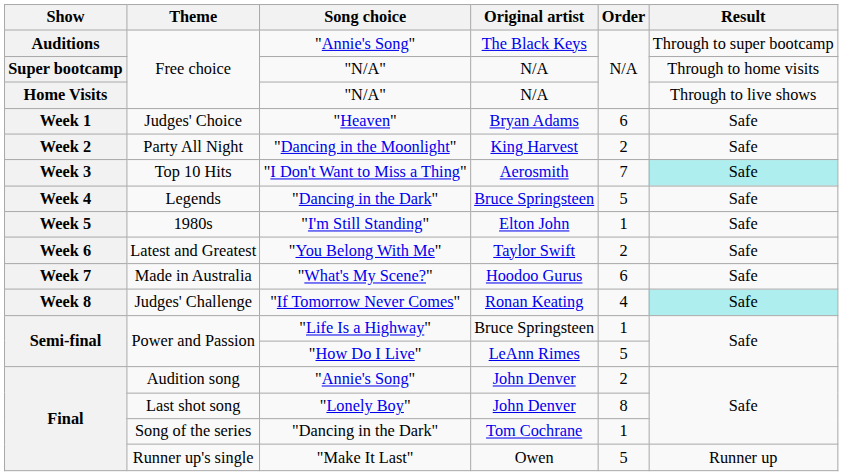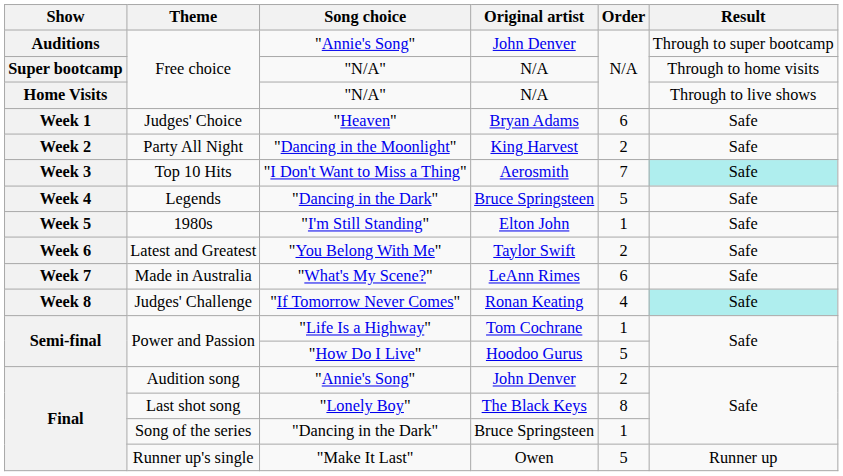(534, 43) The Black Keys -> (534, 43) John Denver
(534, 276) Hoodoo Gurus -> (534, 276) LeAnn Rimes
(534, 328) Bruce Springsteen -> (534, 328) Tom Cochrane
(534, 353) LeAnn Rimes -> (534, 353) Hoodoo Gurus
(534, 405) John Denver -> (534, 405) The Black Keys
(534, 431) Tom Cochrane -> (534, 431) Bruce Springsteen
